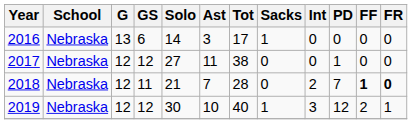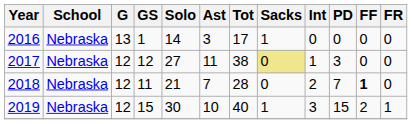(141, 38) 6 -> (141, 38) 1
(264, 61) no background -> (264, 61) khaki background
(313, 61) 0 -> (313, 61) 1
(337, 61) 1 -> (337, 61) 3
(388, 84) bold -> (388, 84) normal
(145, 107) 12 -> (145, 107) 15
(341, 107) 12 -> (341, 107) 15
